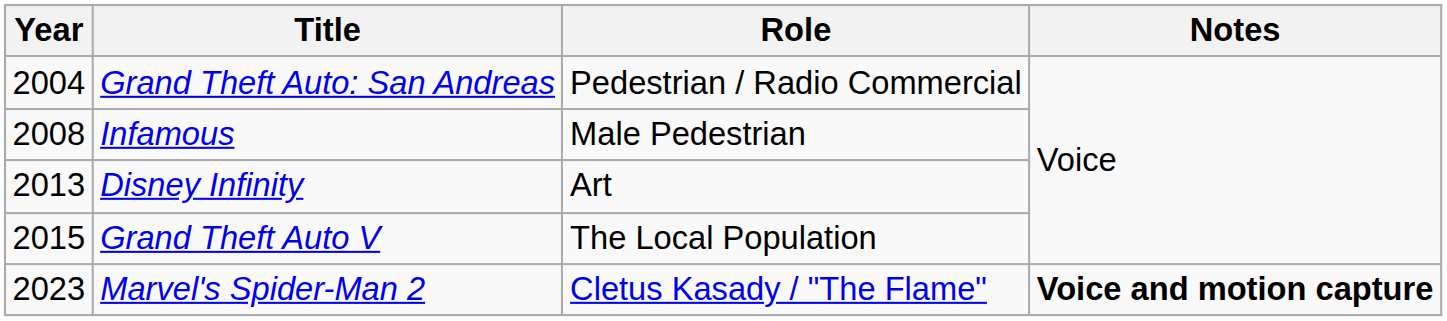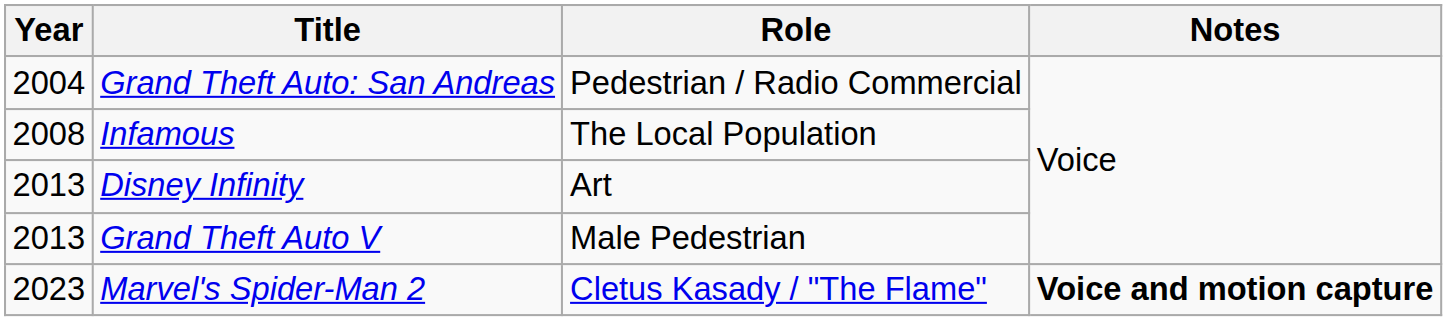(688, 133) Male Pedestrian -> (723, 133) The Local Population
(49, 237) 2015 -> (49, 237) 2013
(723, 237) The Local Population -> (688, 237) Male Pedestrian
